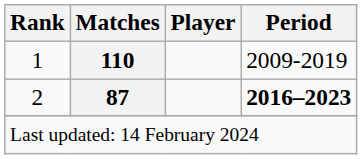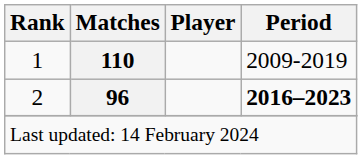(118, 97) 87 -> (118, 97) 96
